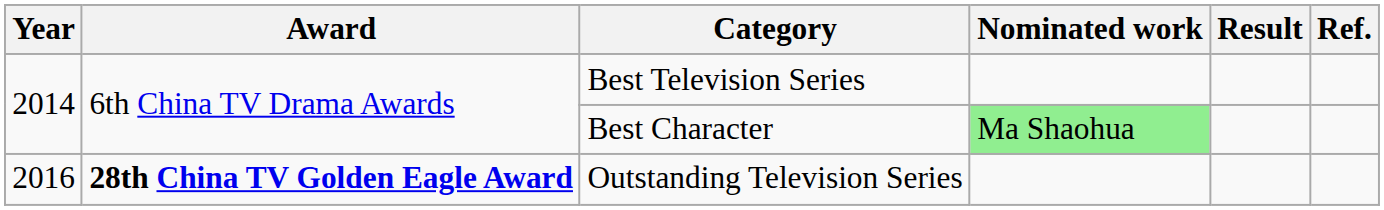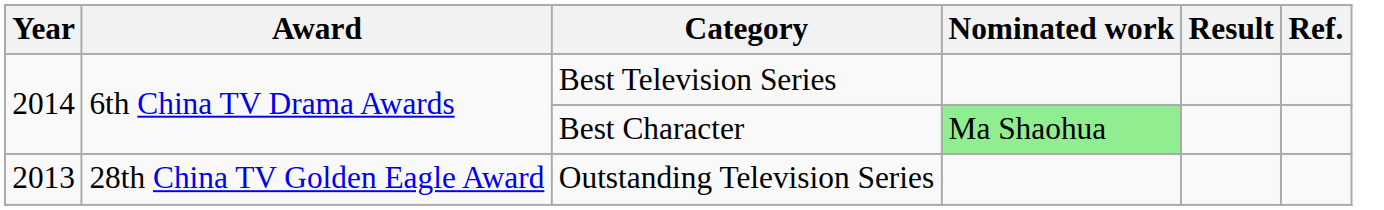(44, 178) 2016 -> (44, 178) 2013
(331, 178) bold -> (317, 178) normal
